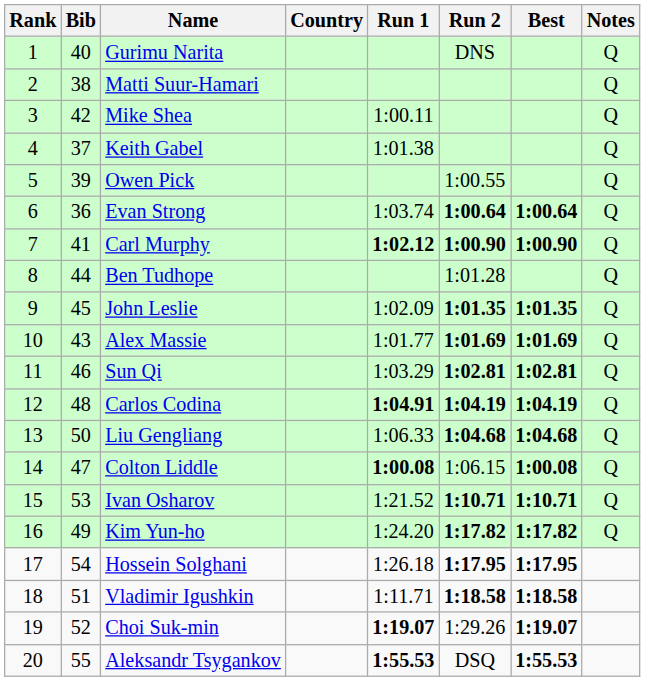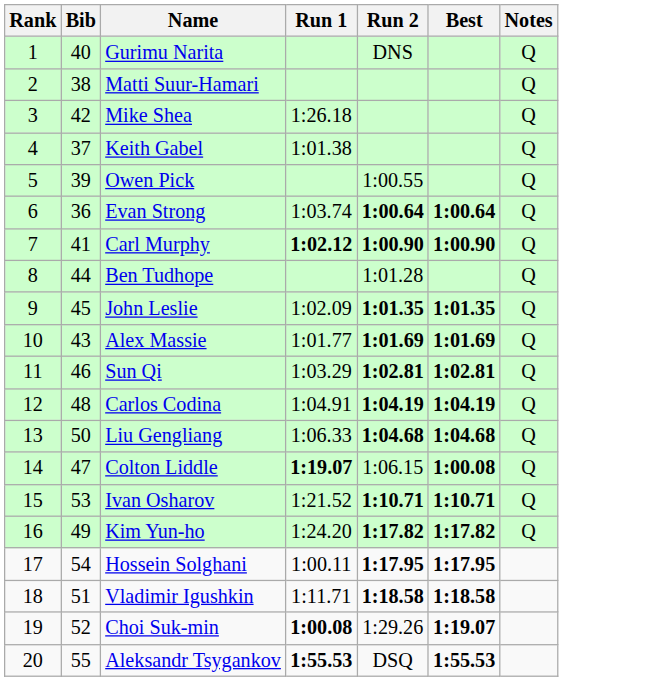- column: (327, 20)
(403, 116) 1:00.11 -> (321, 116) 1:26.18
(403, 404) bold -> (321, 404) normal
(403, 468) 1:00.08 -> (321, 468) 1:19.07
(403, 564) 1:26.18 -> (321, 564) 1:00.11
(403, 627) 1:19.07 -> (321, 627) 1:00.08
